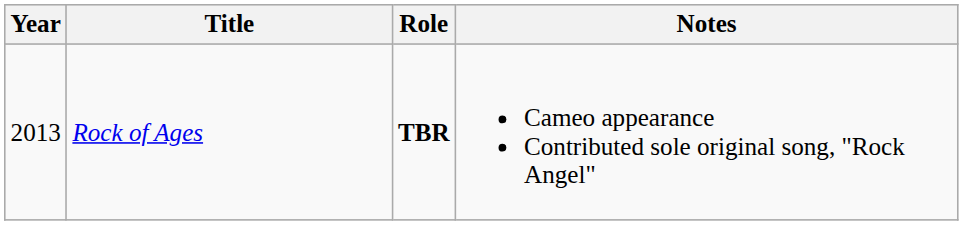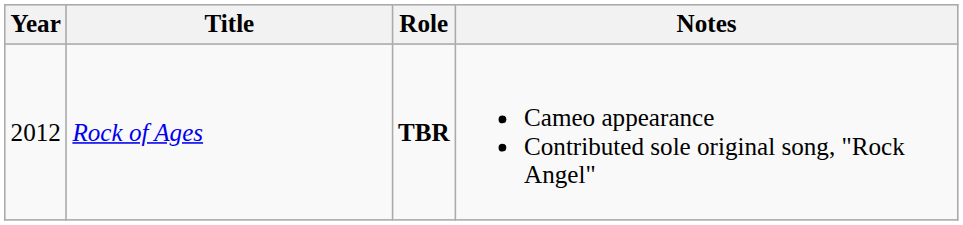(36, 131) 2013 -> (36, 131) 2012
